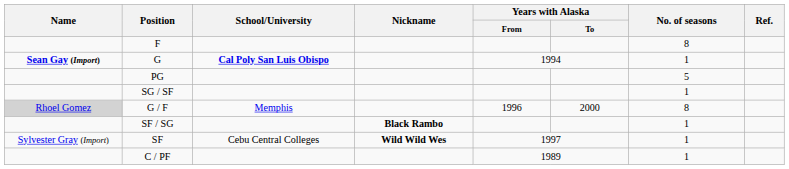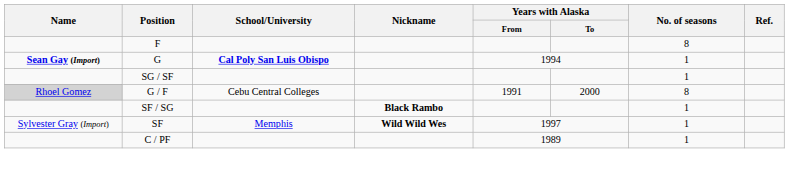- row: (157, 76)
(274, 108) Memphis -> (274, 92) Cebu Central Colleges
(512, 108) 1996 -> (512, 92) 1991
(274, 140) Cebu Central Colleges -> (274, 124) Memphis
